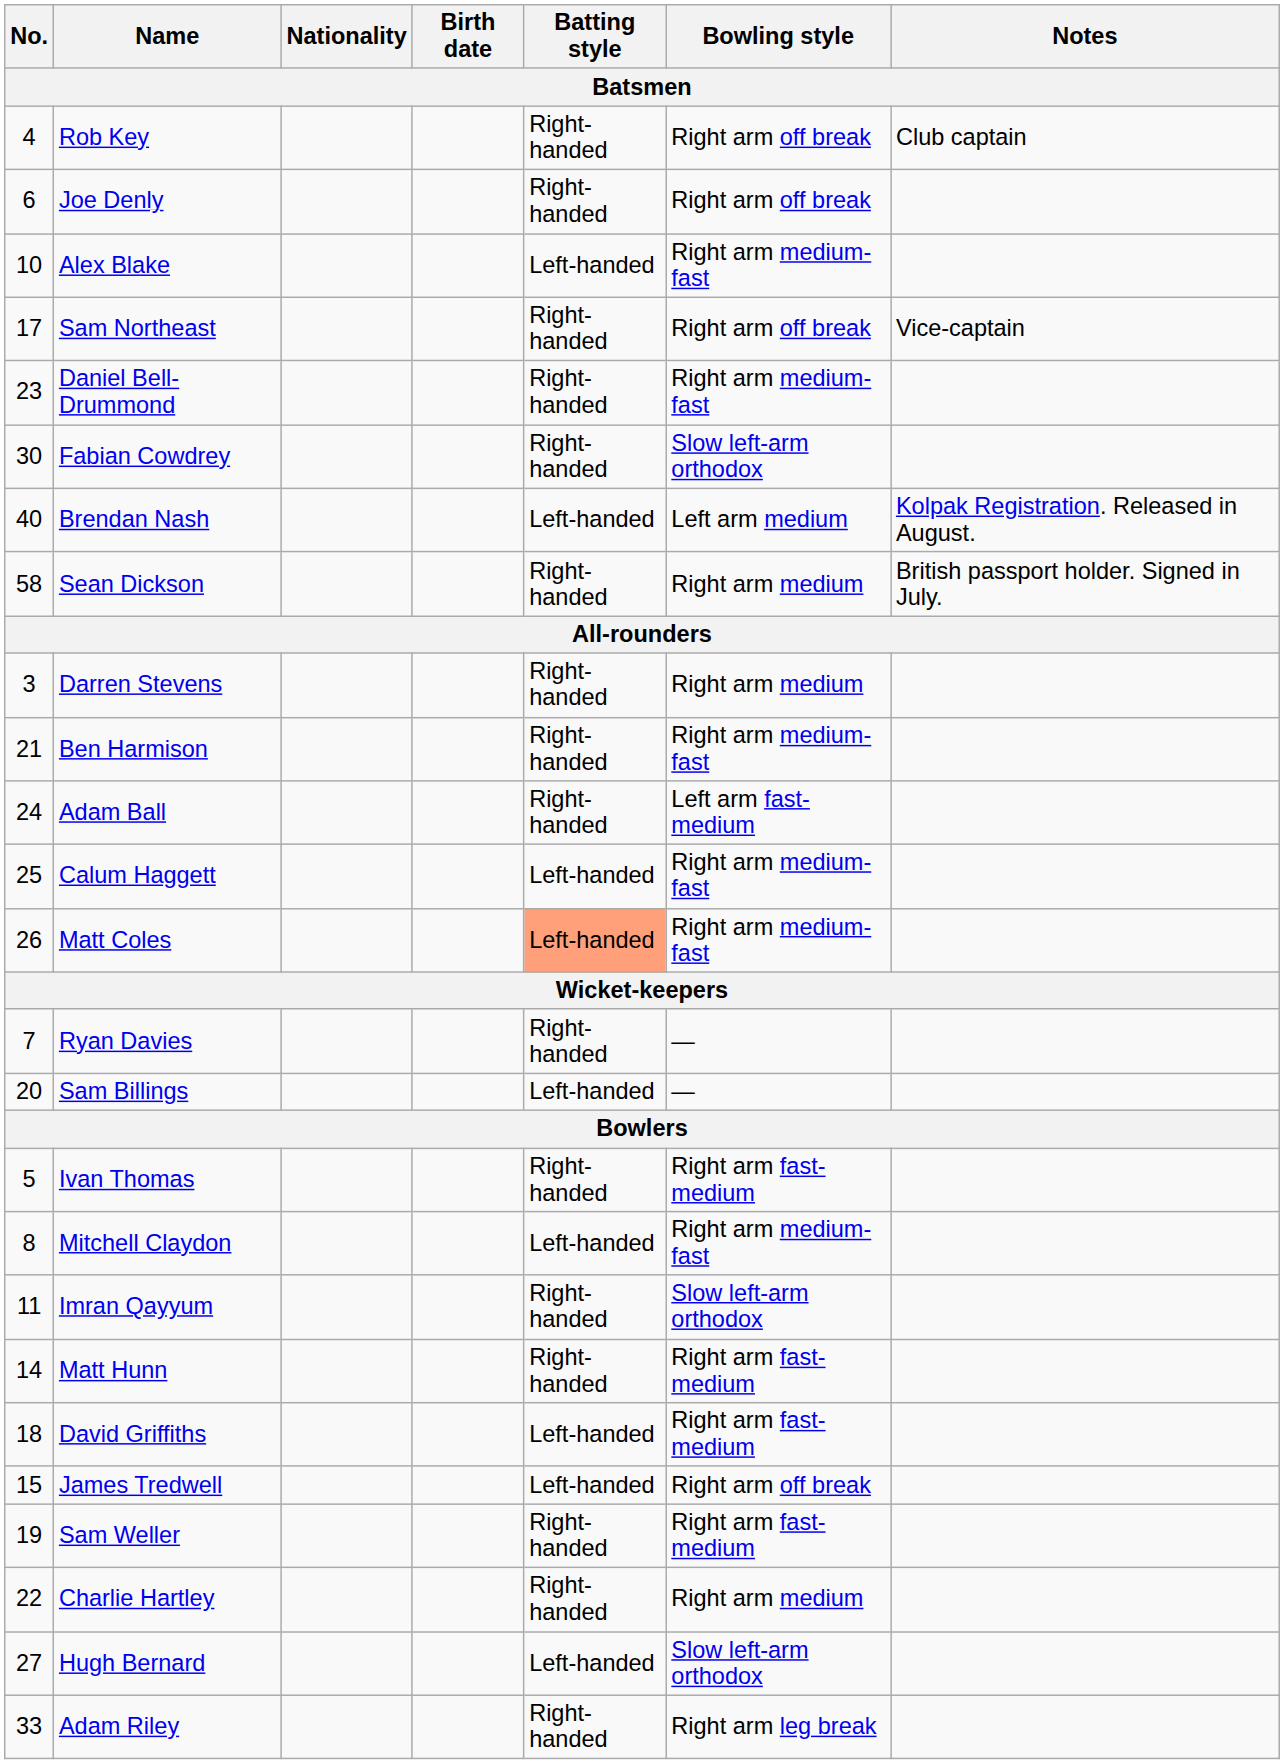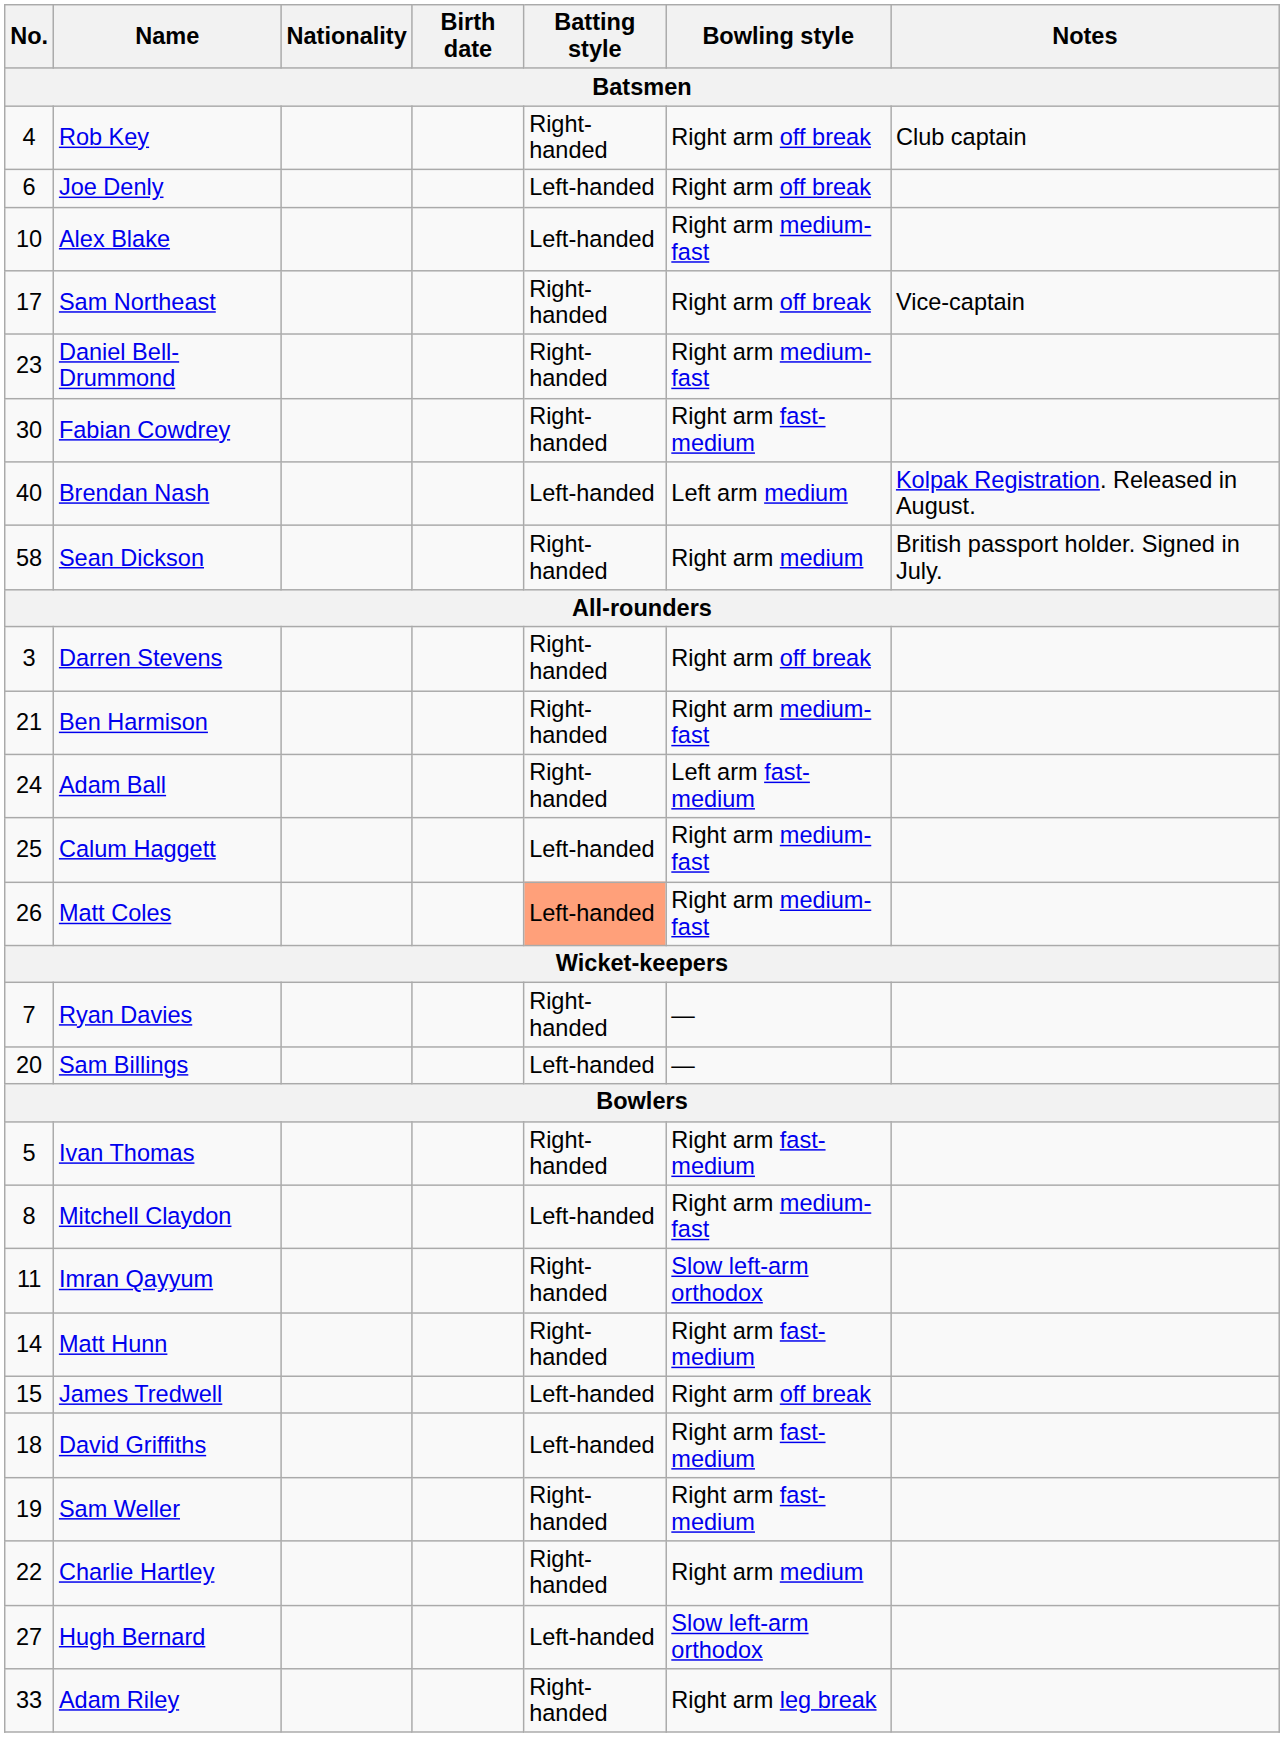(568, 201) Right-handed -> (592, 187) Left-handed
(740, 456) Slow left-arm orthodox -> (748, 429) Right arm fast-medium
(767, 684) Right arm medium -> (771, 658) Right arm off break
rows swapped: (141, 1484) <-> (133, 1434)
